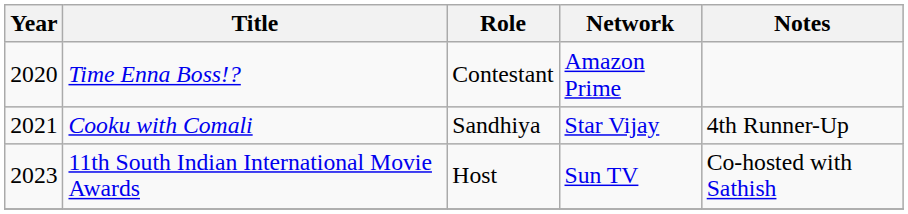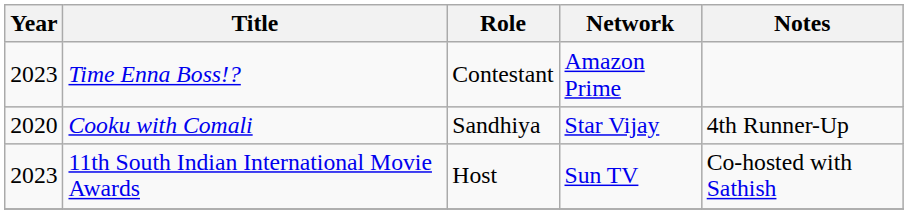(34, 74) 2020 -> (34, 74) 2023
(34, 125) 2021 -> (34, 125) 2020
